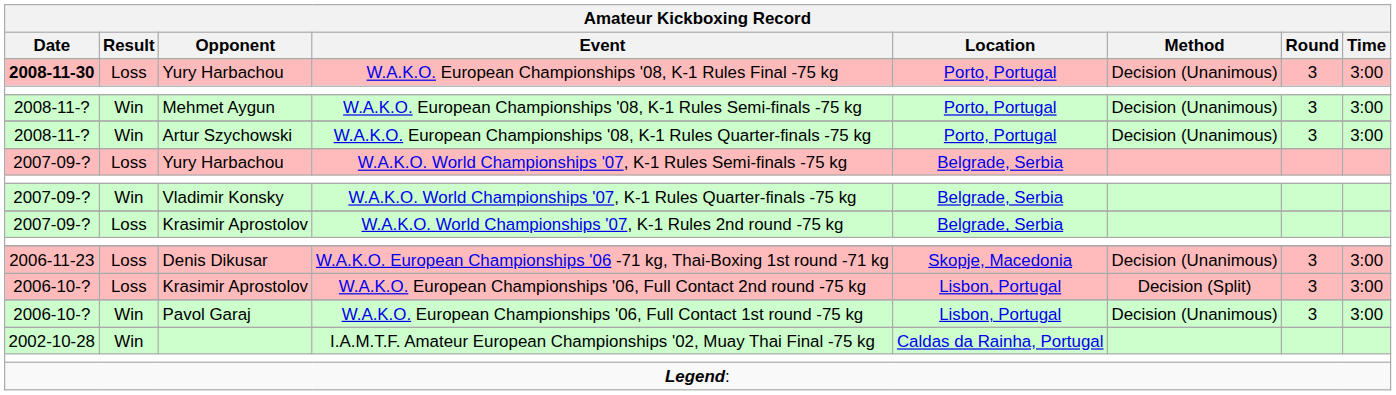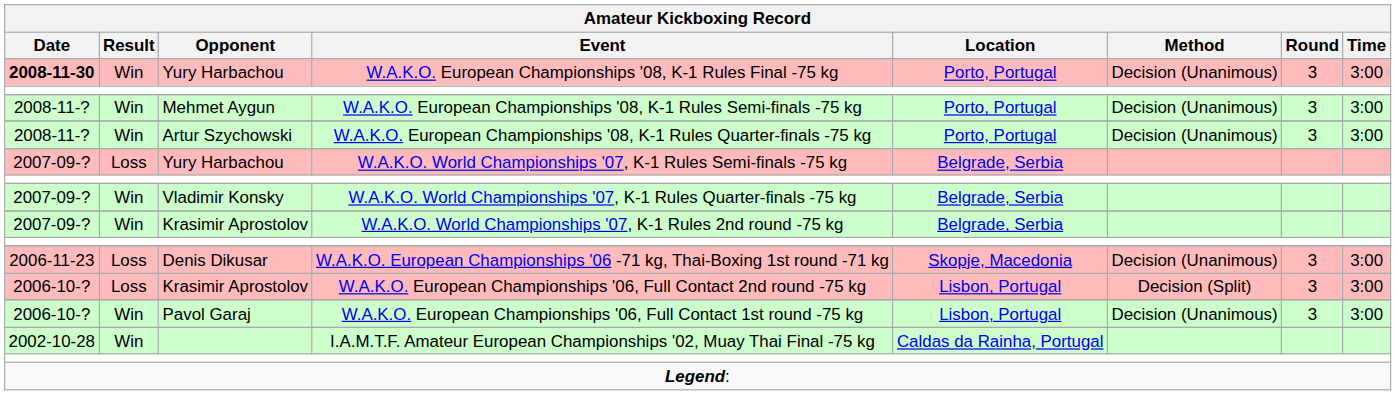(129, 73) Loss -> (129, 73) Win
(129, 224) Loss -> (129, 224) Win
